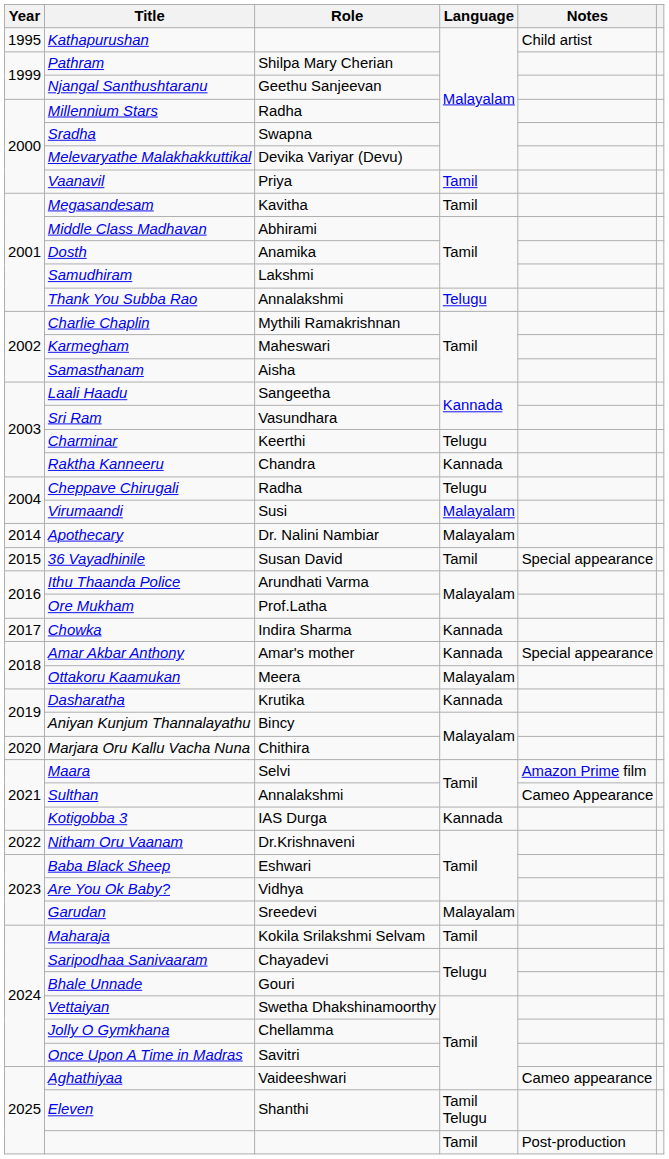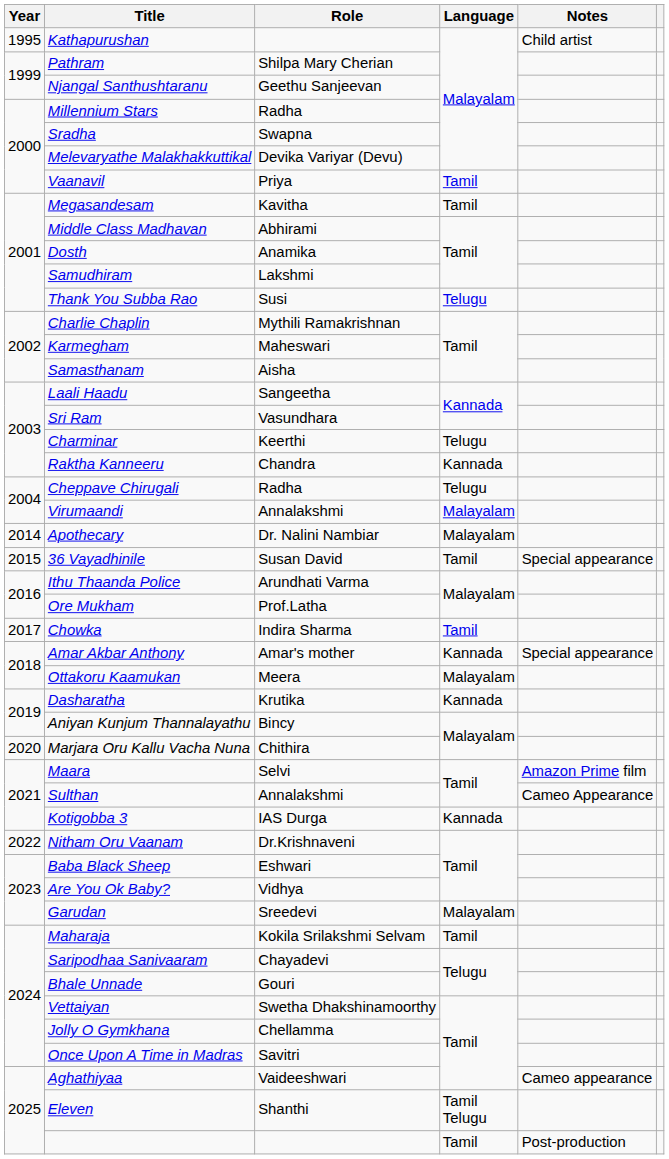(301, 299) Annalakshmi -> (273, 299) Susi
(273, 511) Susi -> (301, 511) Annalakshmi
(473, 629) Kannada -> (460, 629) Tamil
